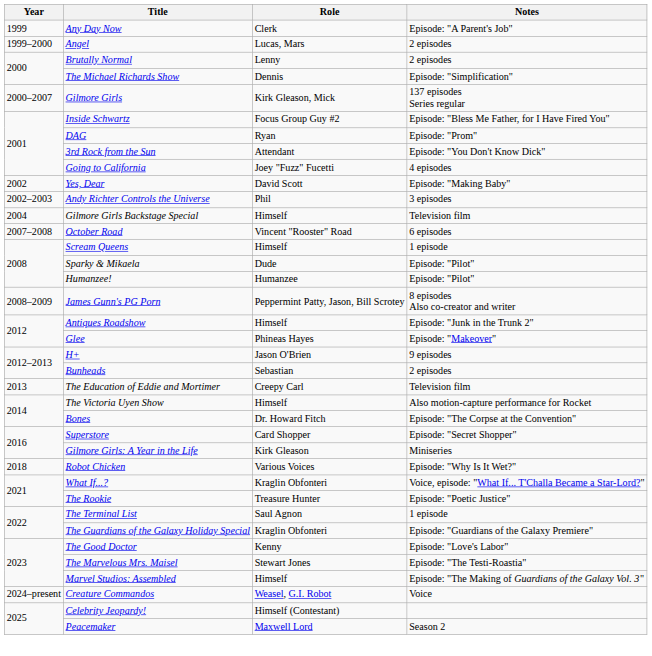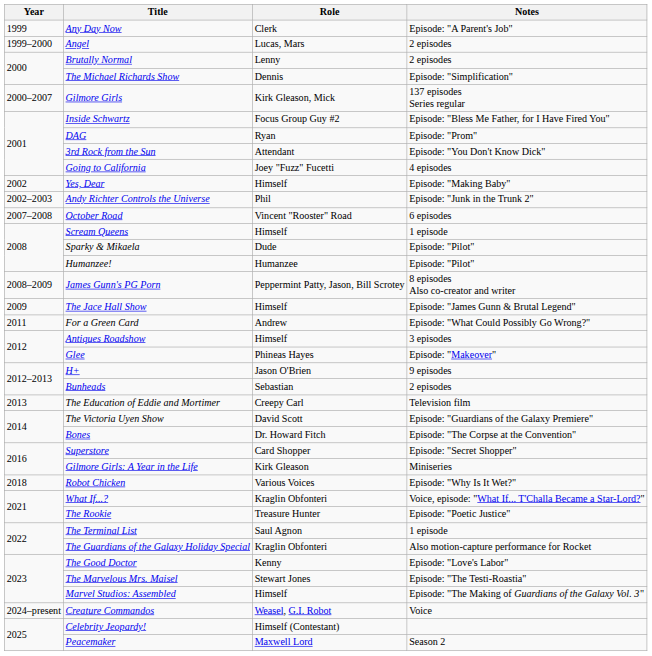(279, 183) David Scott -> (271, 183) Himself
(430, 199) 3 episodes -> (471, 199) Episode: "Junk in the Trunk 2"
- row: (132, 215)
+ row: (106, 306)
+ row: (102, 322)
(471, 322) Episode: "Junk in the Trunk 2" -> (430, 338) 3 episodes
(271, 402) Himself -> (279, 418) David Scott
(500, 402) Also motion-capture performance for Rocket -> (501, 418) Episode: "Guardians of the Galaxy Premiere"
(501, 530) Episode: "Guardians of the Galaxy Premiere" -> (500, 546) Also motion-capture performance for Rocket
